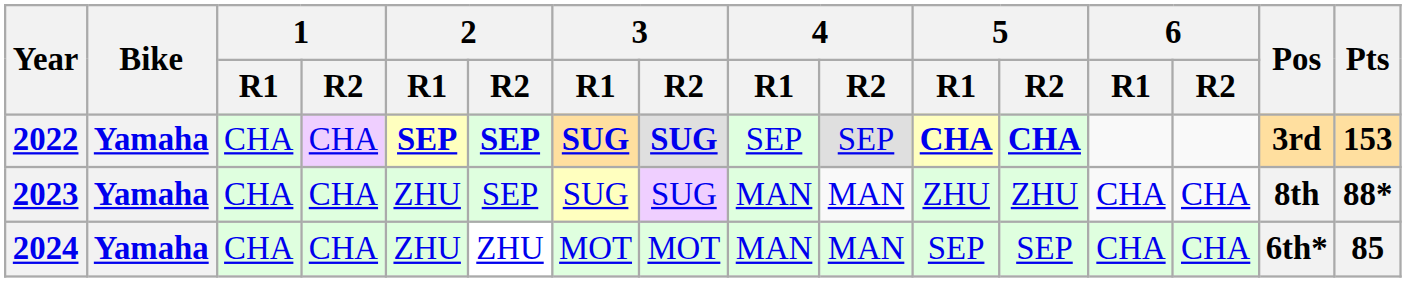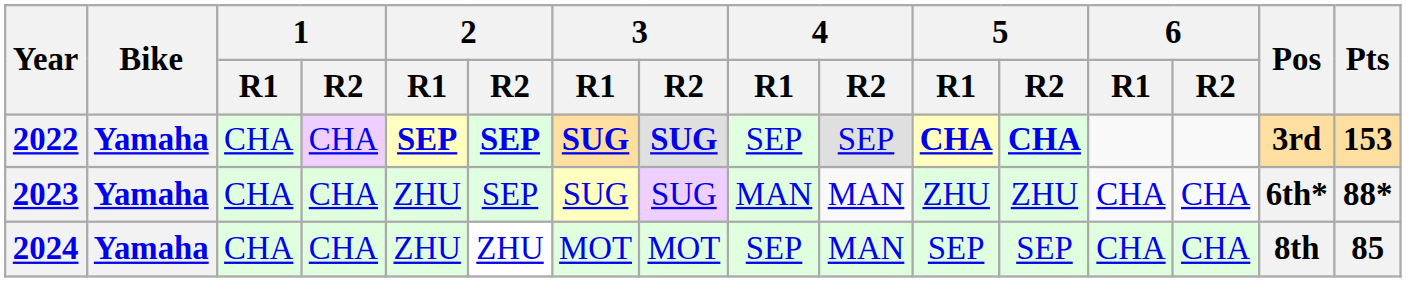(1297, 194) 8th -> (1297, 194) 6th*
(774, 248) MAN -> (774, 248) SEP
(1297, 248) 6th* -> (1297, 248) 8th
